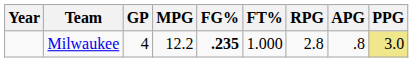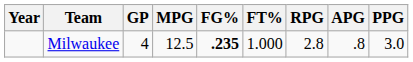(180, 44) 12.2 -> (180, 44) 12.5
(394, 44) khaki background -> (394, 44) no background
